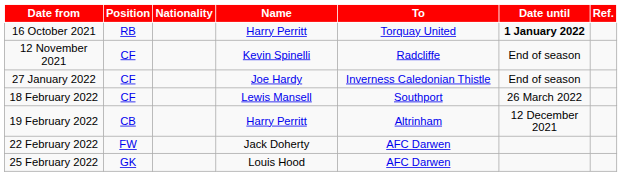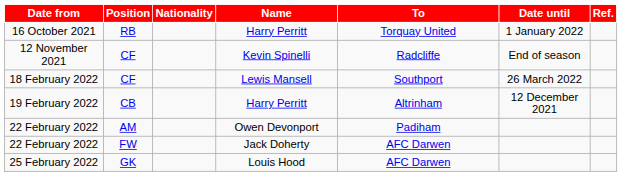(545, 31) bold -> (545, 31) normal
- row: (54, 79)
+ row: (54, 127)
